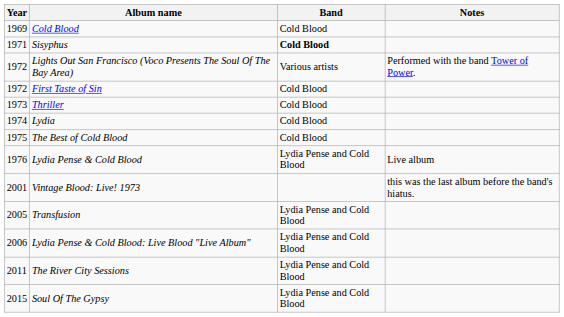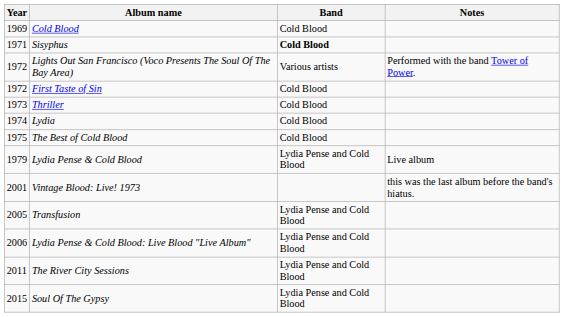(17, 159) 1976 -> (17, 159) 1979
